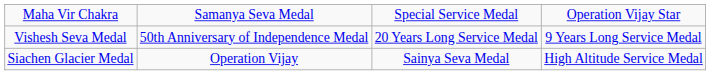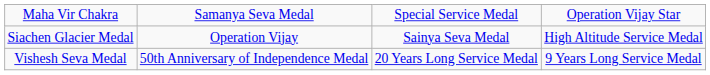rows swapped: (70, 59) <-> (70, 37)
